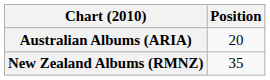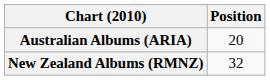(236, 63) 35 -> (236, 63) 32
